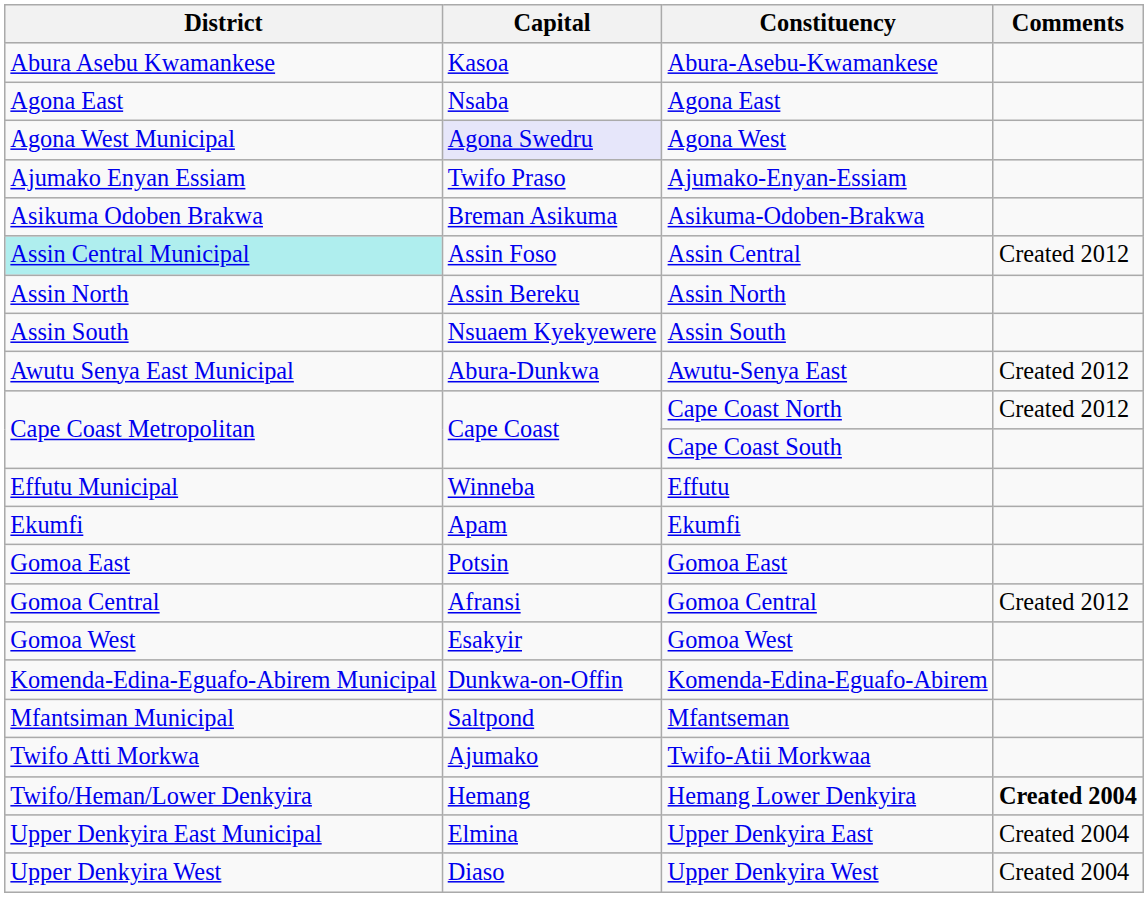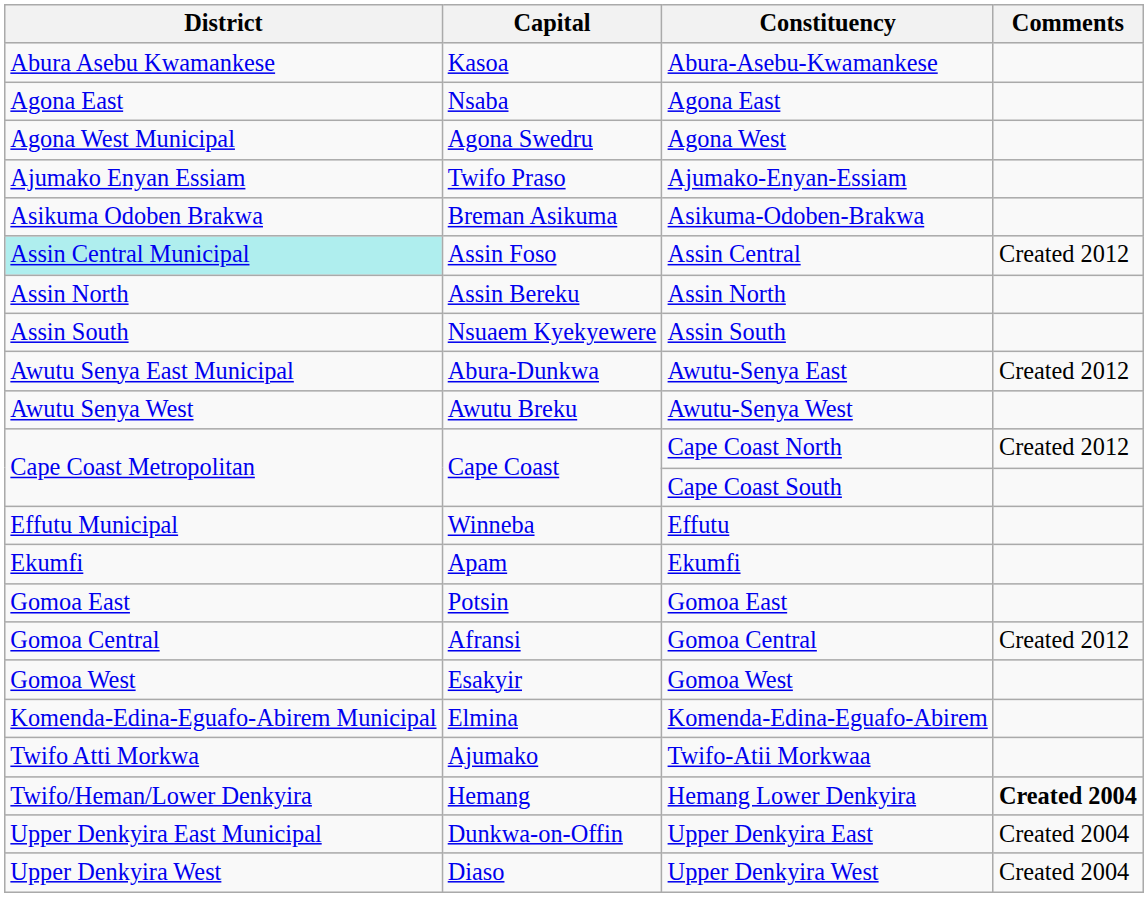(520, 139) lavender background -> (520, 139) no background
+ row: (760, 409)
(535, 679) Dunkwa-on-Offin -> (483, 718) Elmina
- row: (728, 718)
(483, 833) Elmina -> (535, 833) Dunkwa-on-Offin
